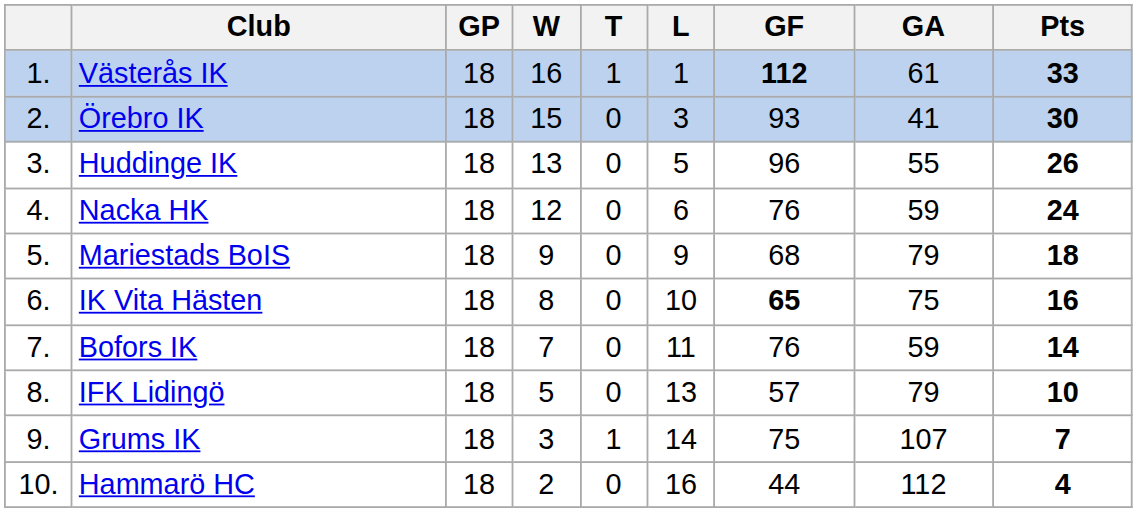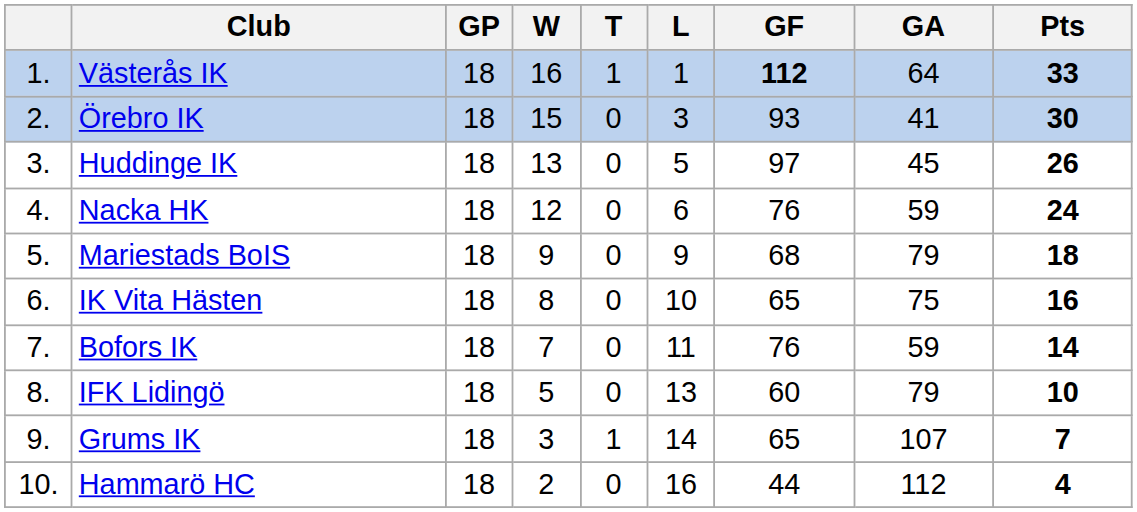(923, 73) 61 -> (923, 73) 64
(784, 164) 96 -> (784, 164) 97
(923, 164) 55 -> (923, 164) 45
(784, 301) bold -> (784, 301) normal
(784, 392) 57 -> (784, 392) 60
(784, 438) 75 -> (784, 438) 65
